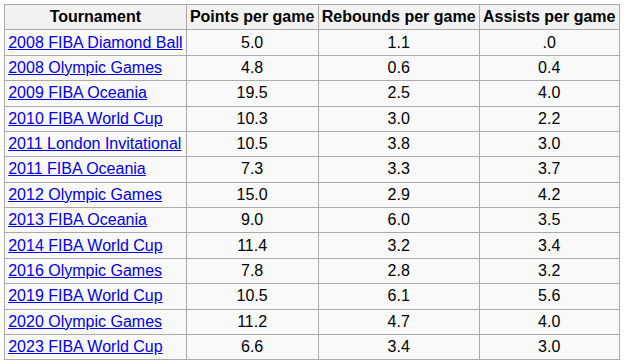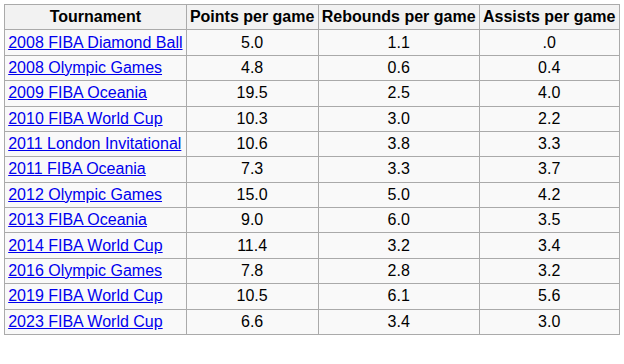(252, 144) 10.5 -> (252, 144) 10.6
(549, 144) 3.0 -> (549, 144) 3.3
(399, 194) 2.9 -> (399, 194) 5.0
- row: (85, 321)
